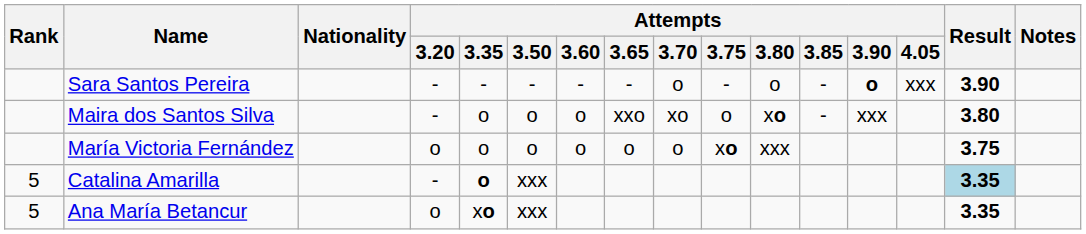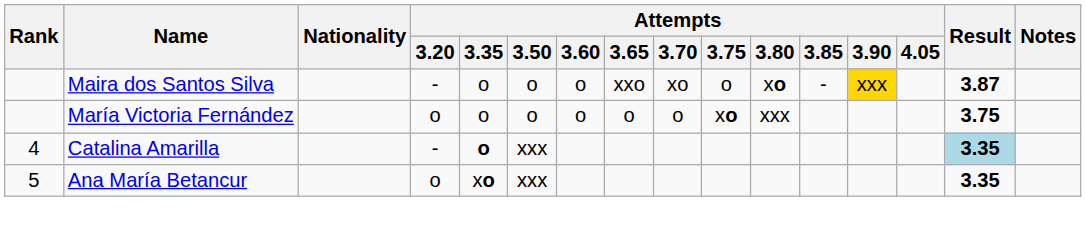- row: (159, 84)
(872, 116) no background -> (872, 84) gold background
(980, 116) 3.80 -> (980, 84) 3.87
(34, 180) 5 -> (34, 148) 4
